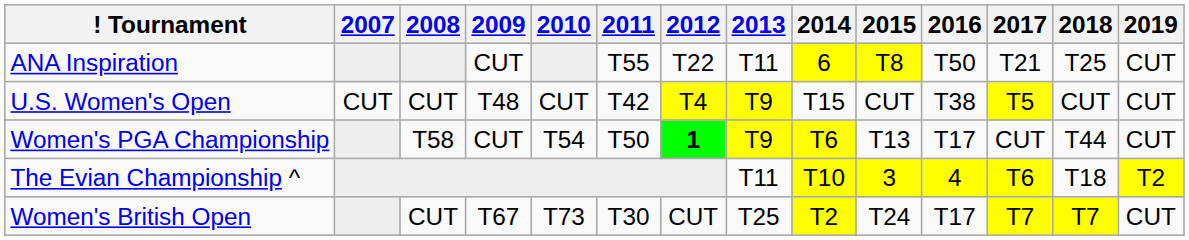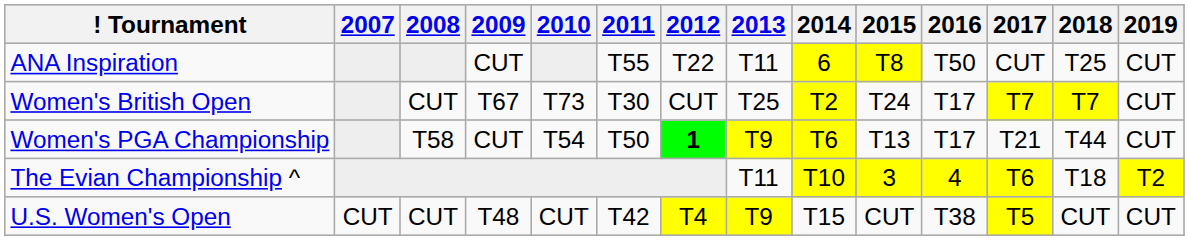(1020, 63) T21 -> (1020, 63) CUT
rows swapped: (121, 101) <-> (131, 217)
(1020, 140) CUT -> (1020, 140) T21
